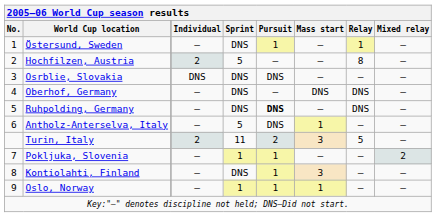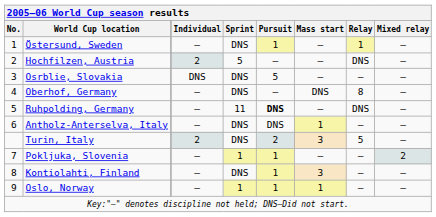(361, 61) 8 -> (361, 61) DNS
(275, 77) DNS -> (275, 77) 5
(361, 92) DNS -> (361, 92) 8
(240, 108) DNS -> (240, 108) 11
(240, 124) 5 -> (240, 124) DNS
(240, 140) 11 -> (240, 140) DNS
